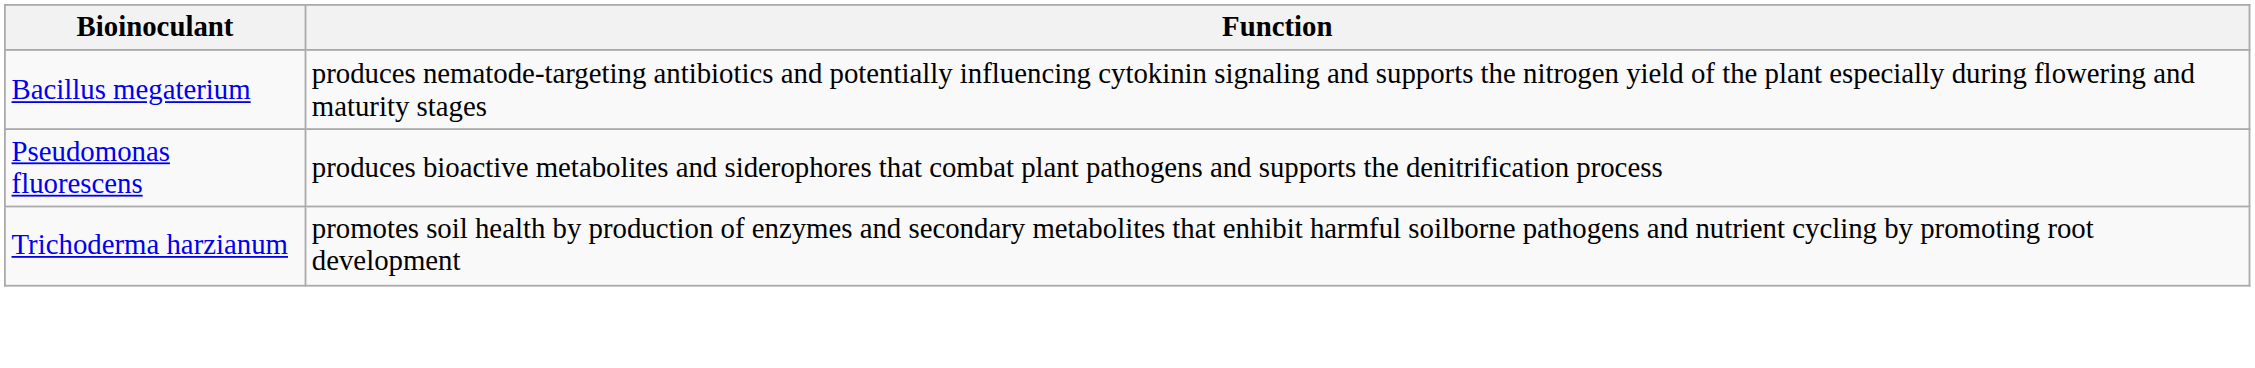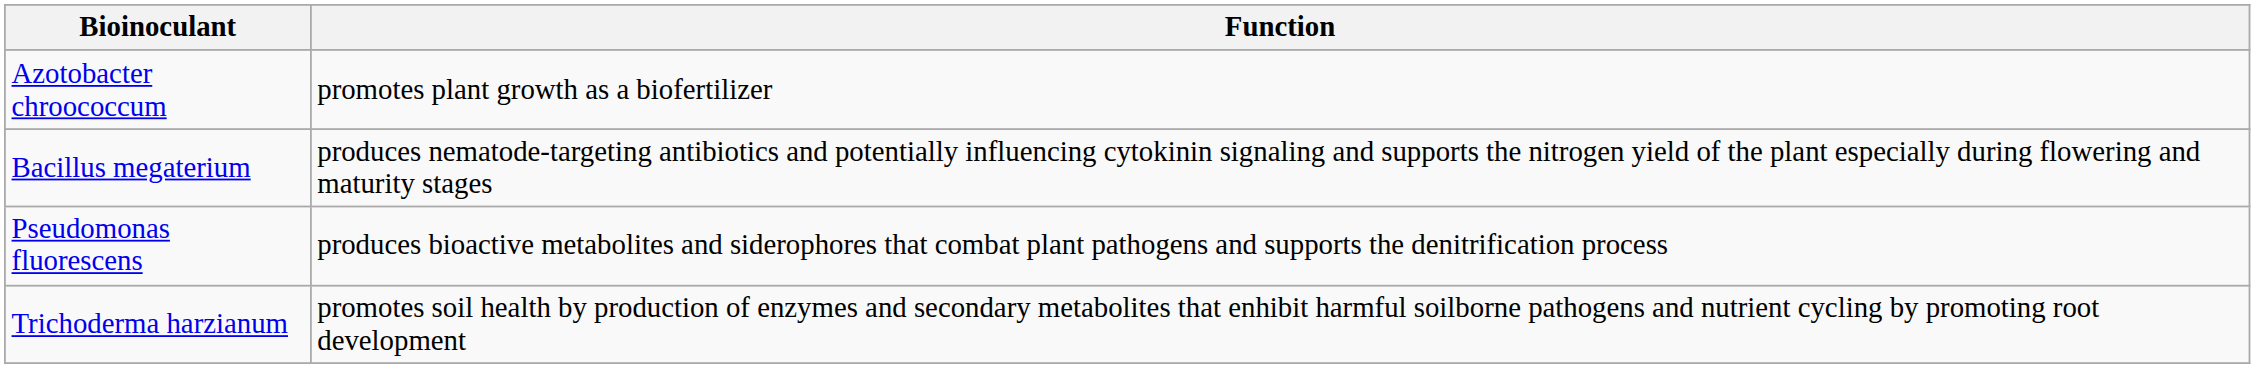+ row: (89, 89)
